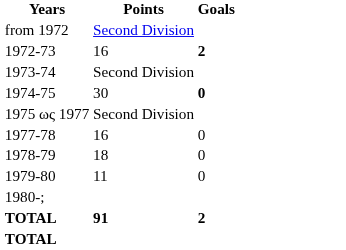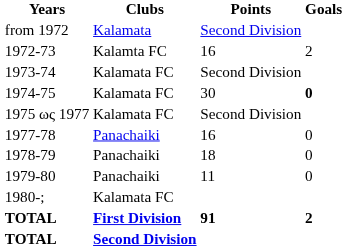+ column: (145, 9)
(202, 51) bold -> (309, 51) normal
